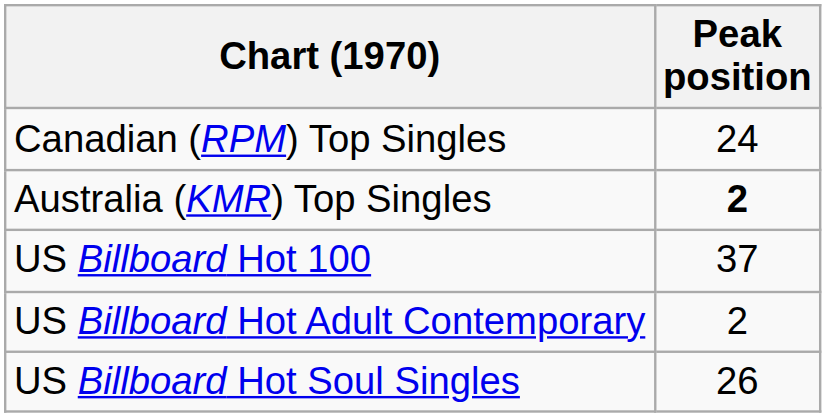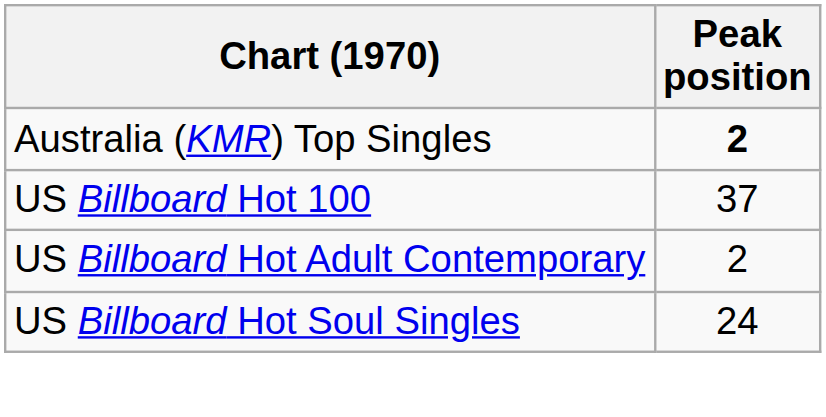- row: (260, 138)
(737, 381) 26 -> (737, 320) 24
